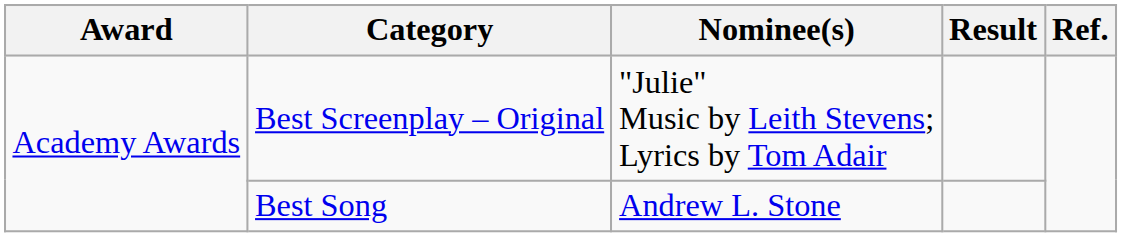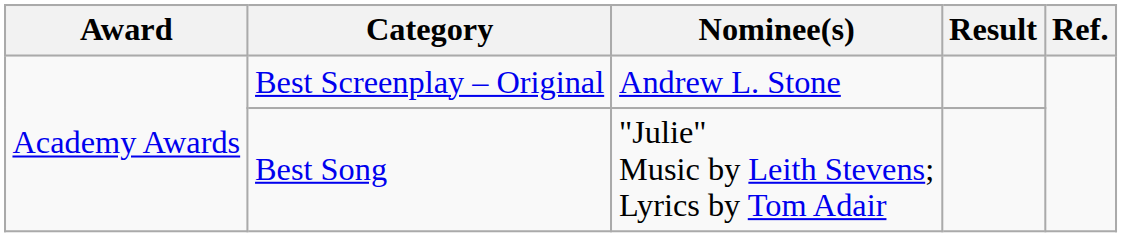(777, 117) "Julie" Music by Leith Stevens; Lyrics by Tom Adair -> (730, 81) Andrew L. Stone
(730, 205) Andrew L. Stone -> (777, 169) "Julie" Music by Leith Stevens; Lyrics by Tom Adair
